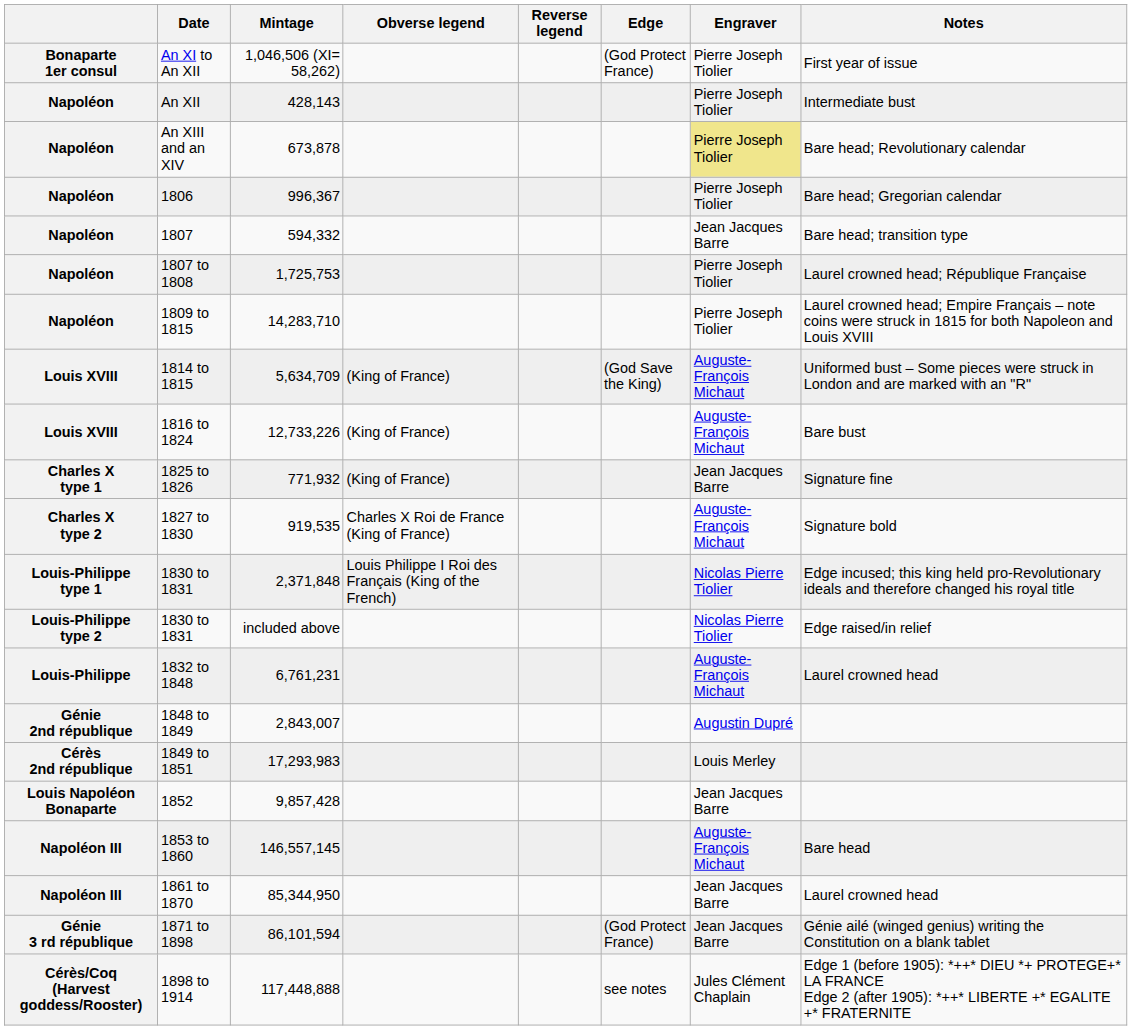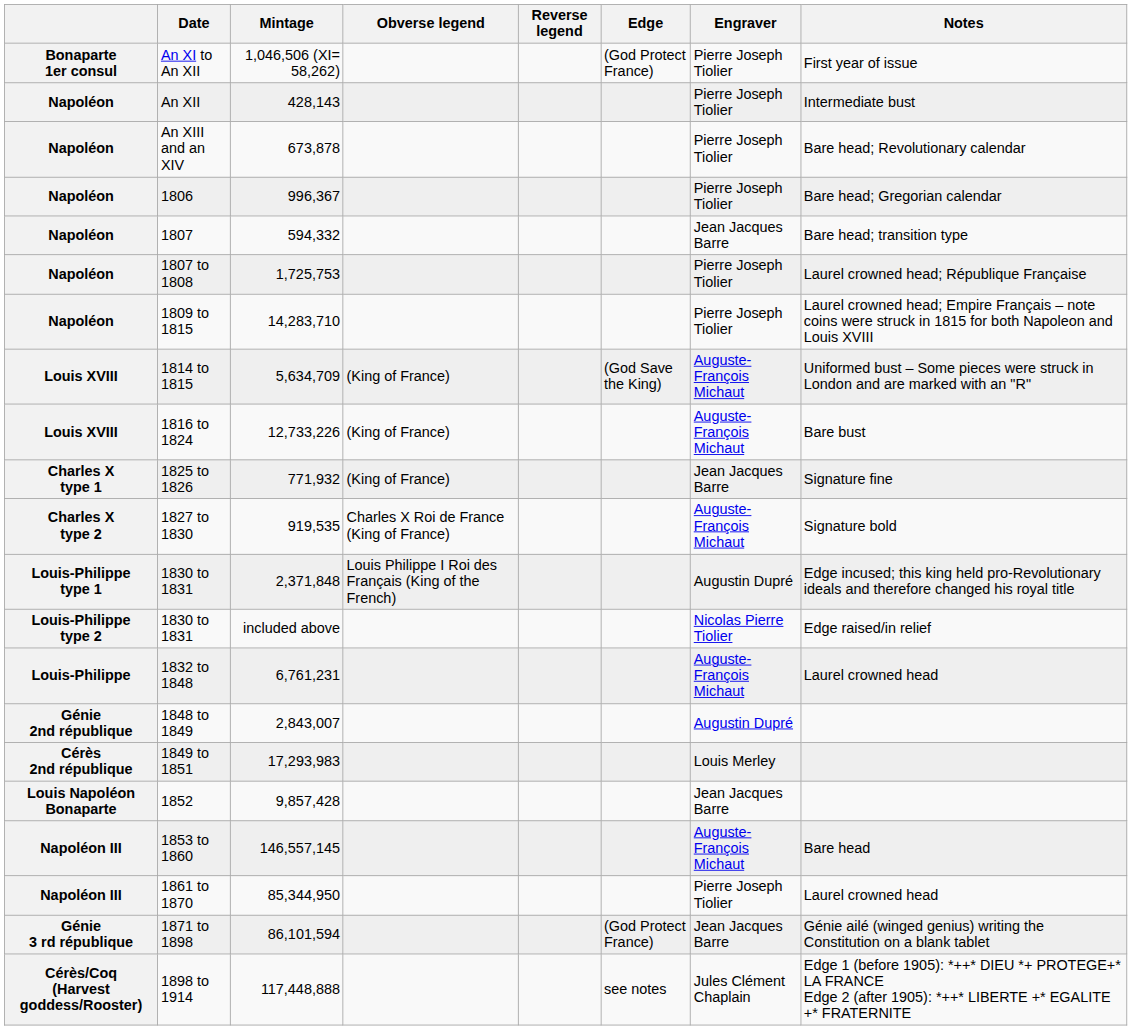(738, 149) khaki background -> (738, 149) no background
(739, 581) Nicolas Pierre Tiolier -> (743, 581) Augustin Dupré
(738, 895) Jean Jacques Barre -> (738, 895) Pierre Joseph Tiolier
